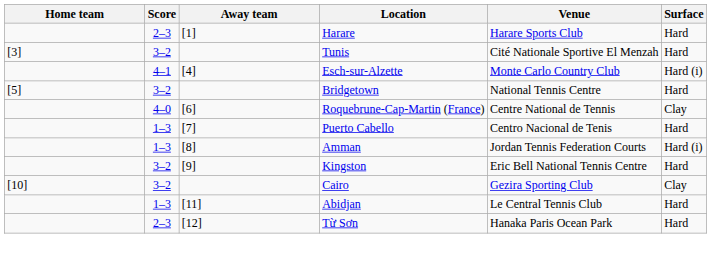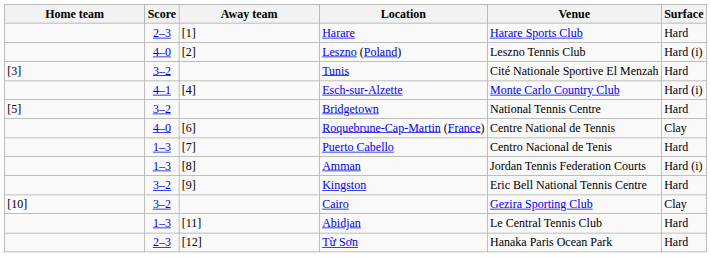+ row: (362, 52)
